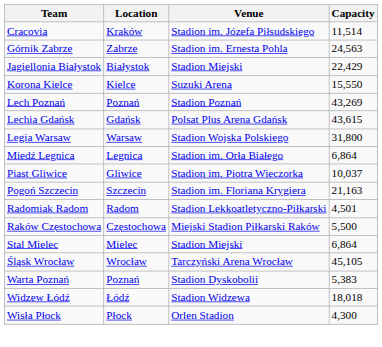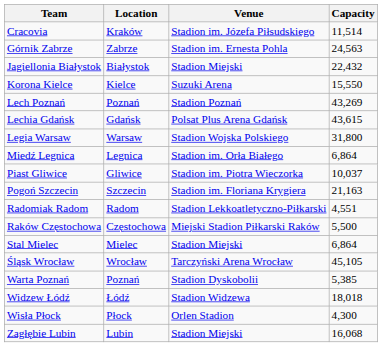(347, 66) 22,429 -> (347, 66) 22,432
(344, 208) 4,501 -> (344, 208) 4,551
(344, 279) 5,383 -> (344, 279) 5,385
+ row: (41, 333)
